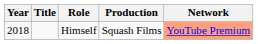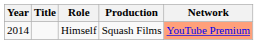(18, 30) 2018 -> (18, 30) 2014
